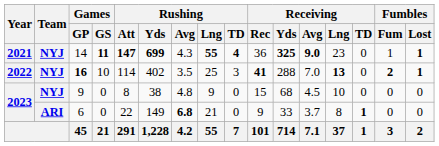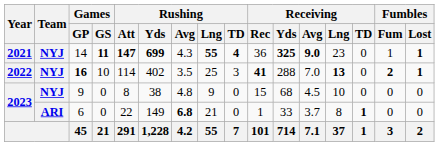(260, 111) 9 -> (260, 111) 1
